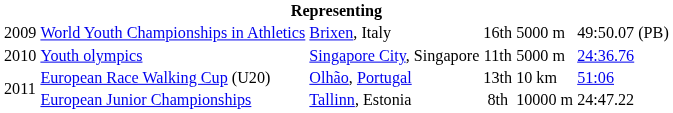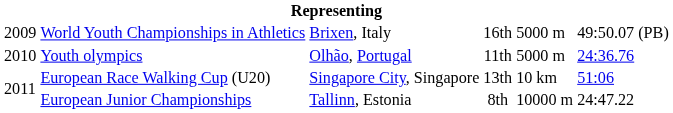(394, 55) Singapore City, Singapore -> (361, 55) Olhão, Portugal
(361, 77) Olhão, Portugal -> (394, 77) Singapore City, Singapore
